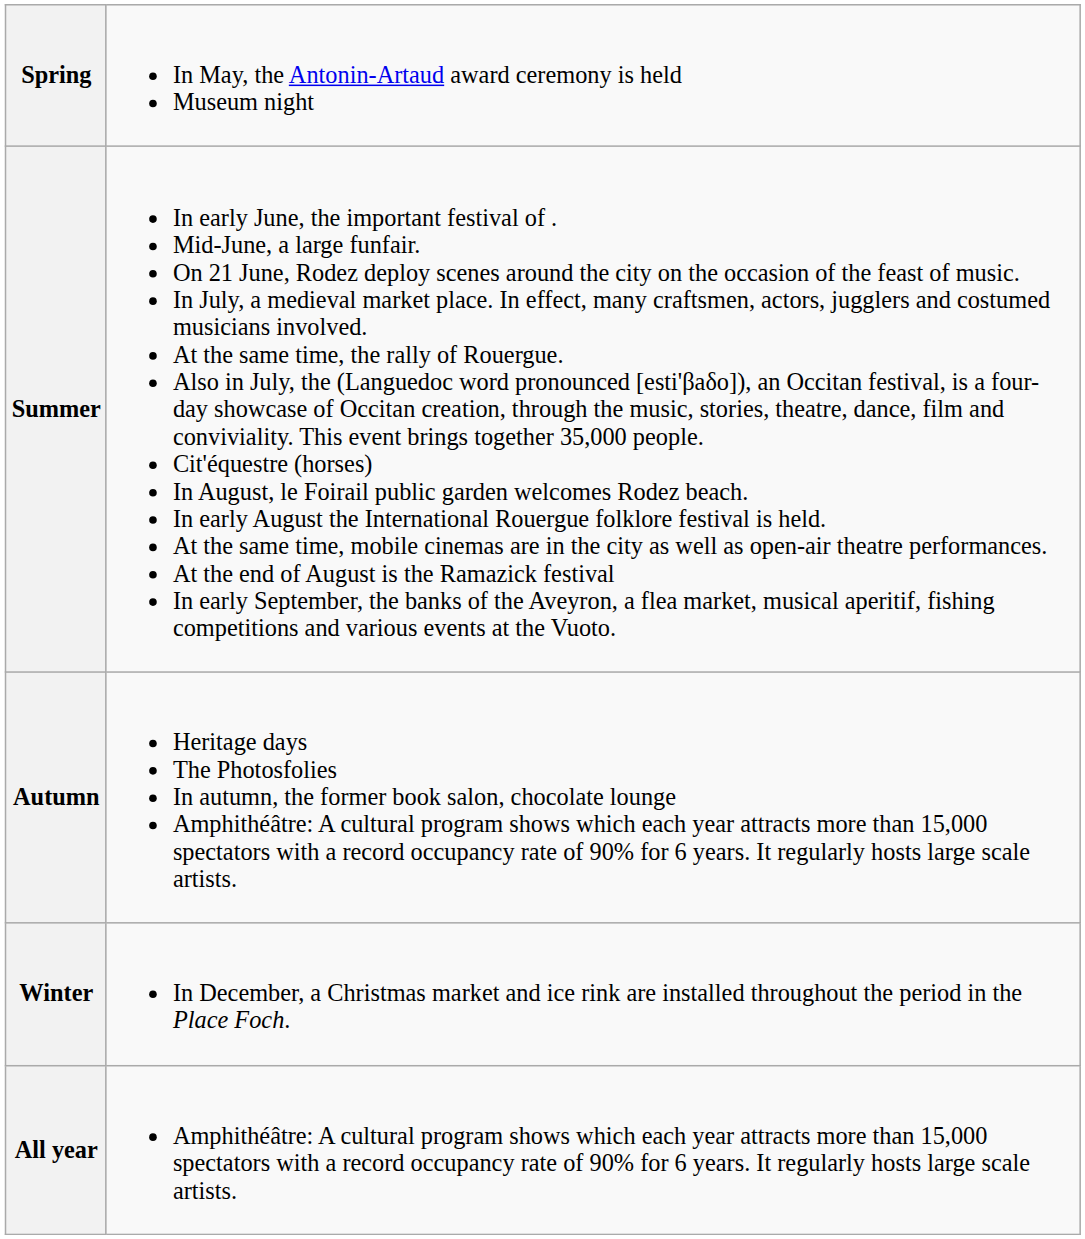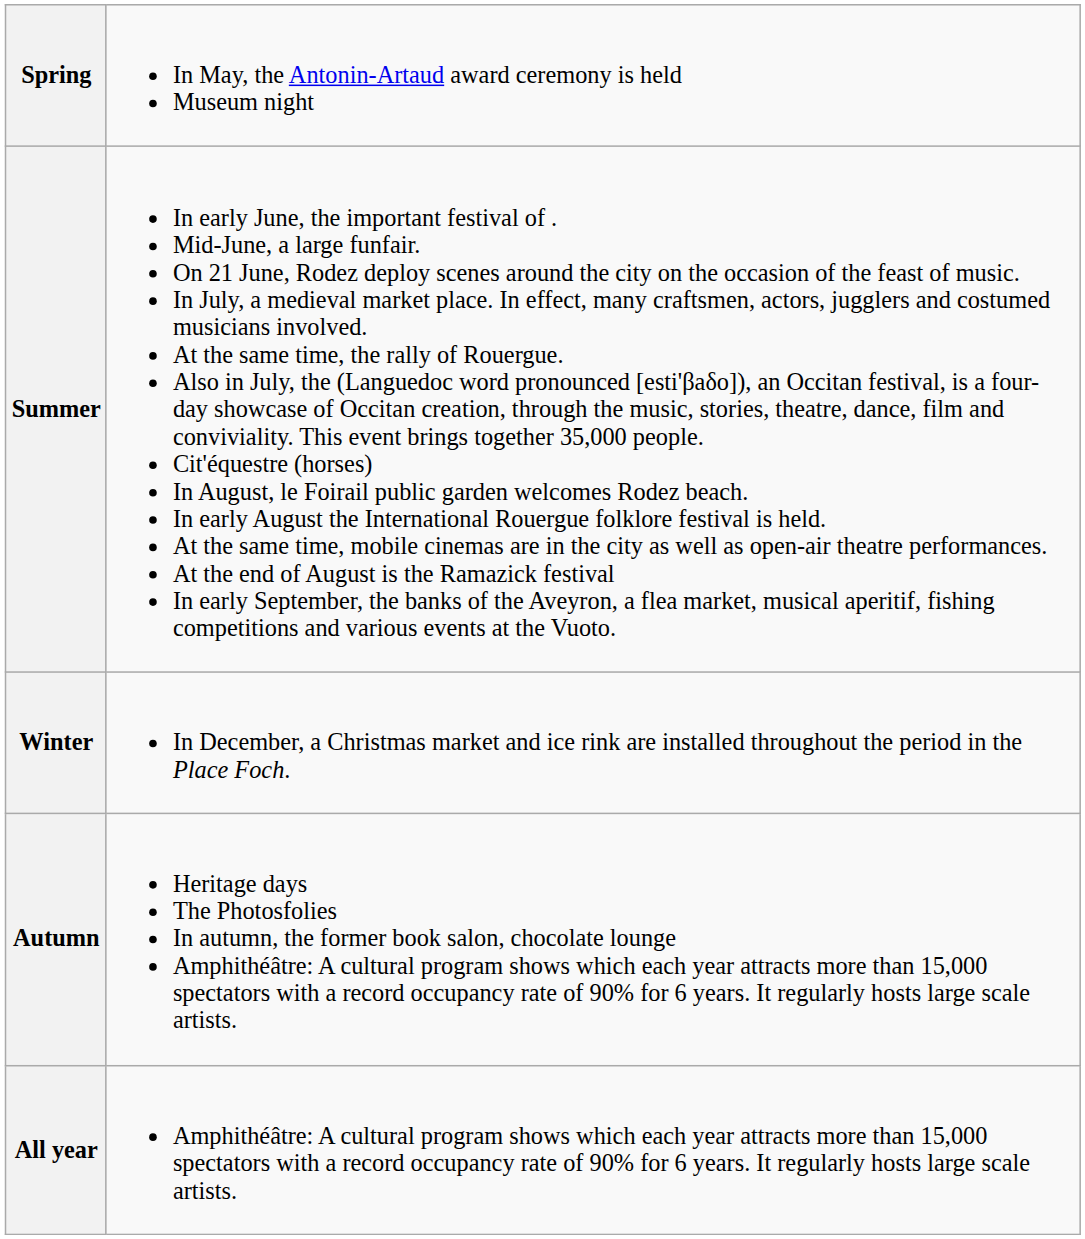rows swapped: (56, 797) <-> (56, 993)
